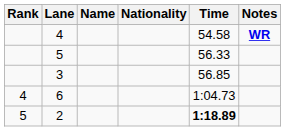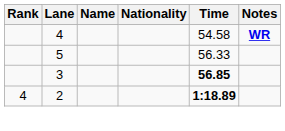(214, 75) normal -> (214, 75) bold
- row: (59, 95)
(23, 116) 5 -> (23, 95) 4
